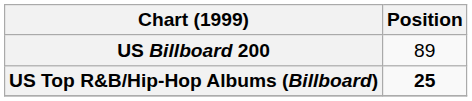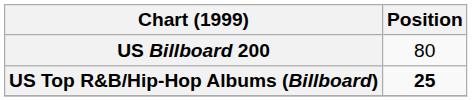(425, 50) 89 -> (425, 50) 80
